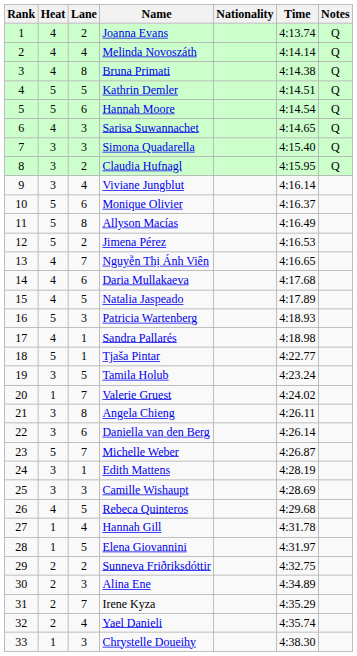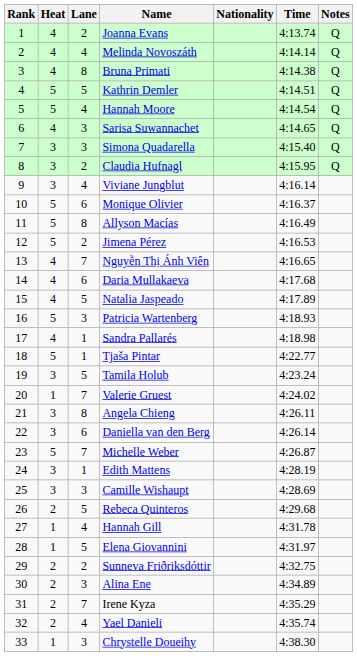(84, 109) 6 -> (84, 109) 4
(53, 508) 4 -> (53, 508) 2
